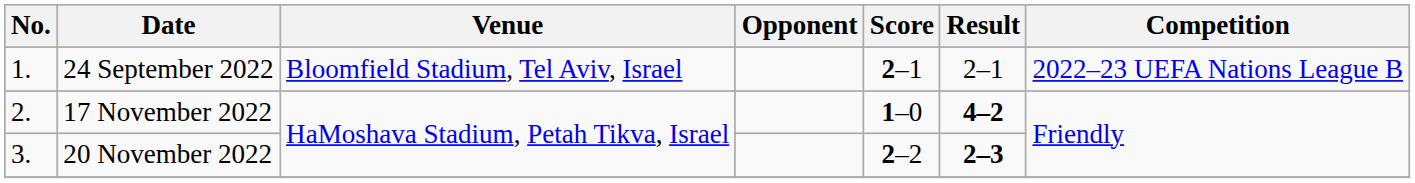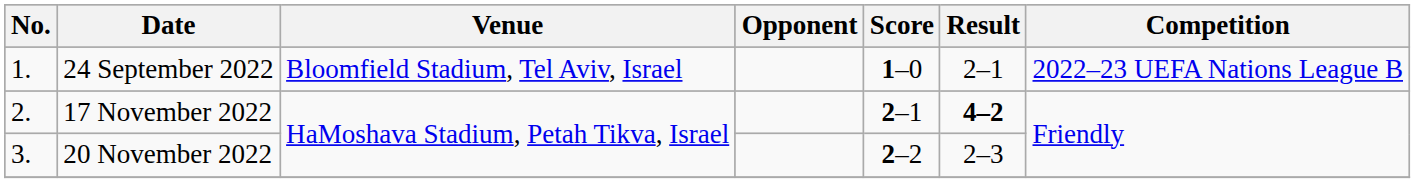(902, 68) 2–1 -> (902, 68) 1–0
(902, 111) 1–0 -> (902, 111) 2–1
(983, 154) bold -> (983, 154) normal
